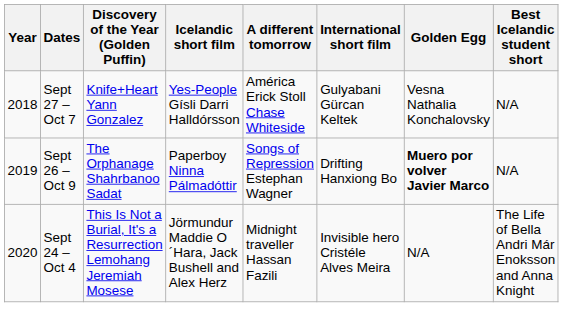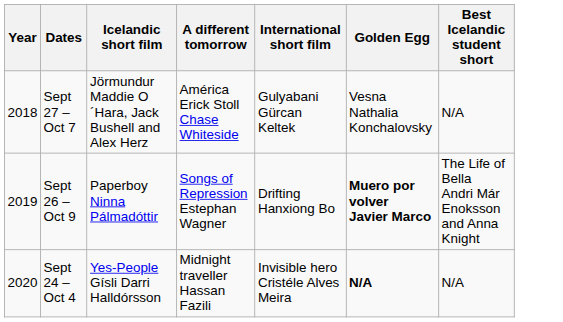- column: (125, 37)
(204, 104) Yes-People Gísli Darri Halldórsson -> (125, 112) Jörmundur Maddie O´Hara, Jack Bushell and Alex Herz
(507, 171) N/A -> (473, 201) The Life of Bella Andri Már Enoksson and Anna Knight
(204, 252) Jörmundur Maddie O´Hara, Jack Bushell and Alex Herz -> (126, 283) Yes-People Gísli Darri Halldórsson
(418, 252) normal -> (361, 283) bold
(526, 252) The Life of Bella Andri Már Enoksson and Anna Knight -> (453, 283) N/A
